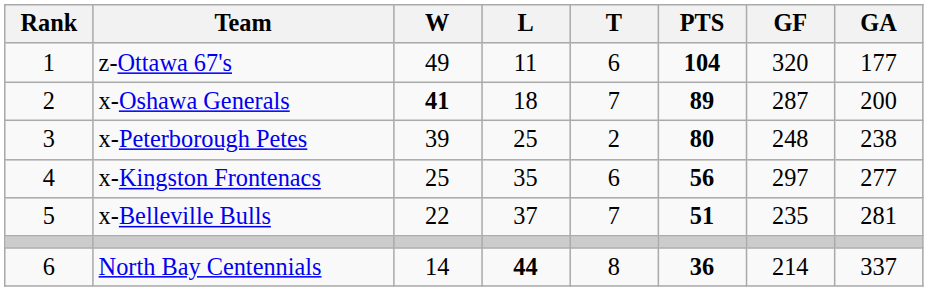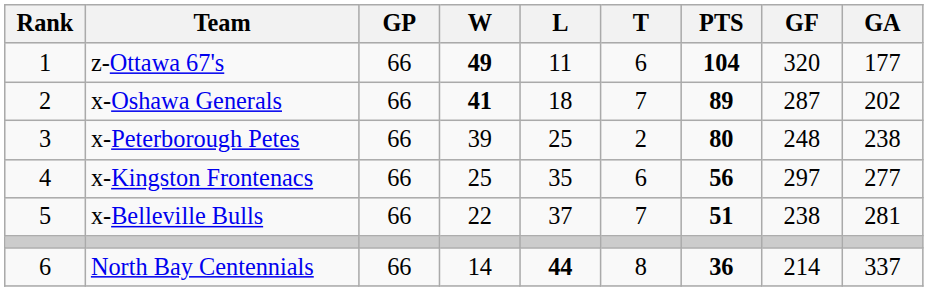+ column: (399, 23)
(437, 62) normal -> (480, 62) bold
(879, 100) 200 -> (882, 100) 202
(790, 216) 235 -> (802, 216) 238
